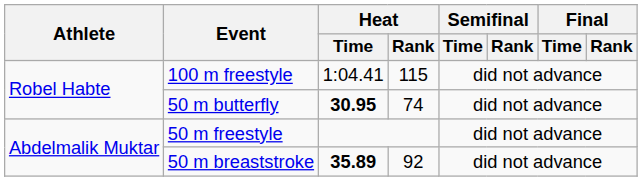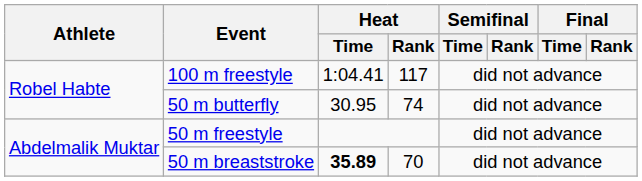(413, 76) 115 -> (413, 76) 117
(353, 105) bold -> (353, 105) normal
(413, 162) 92 -> (413, 162) 70
